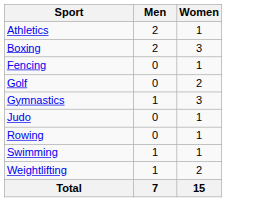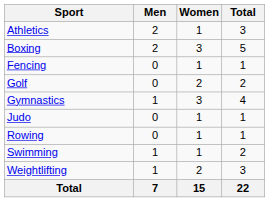+ column: (243, 13)
